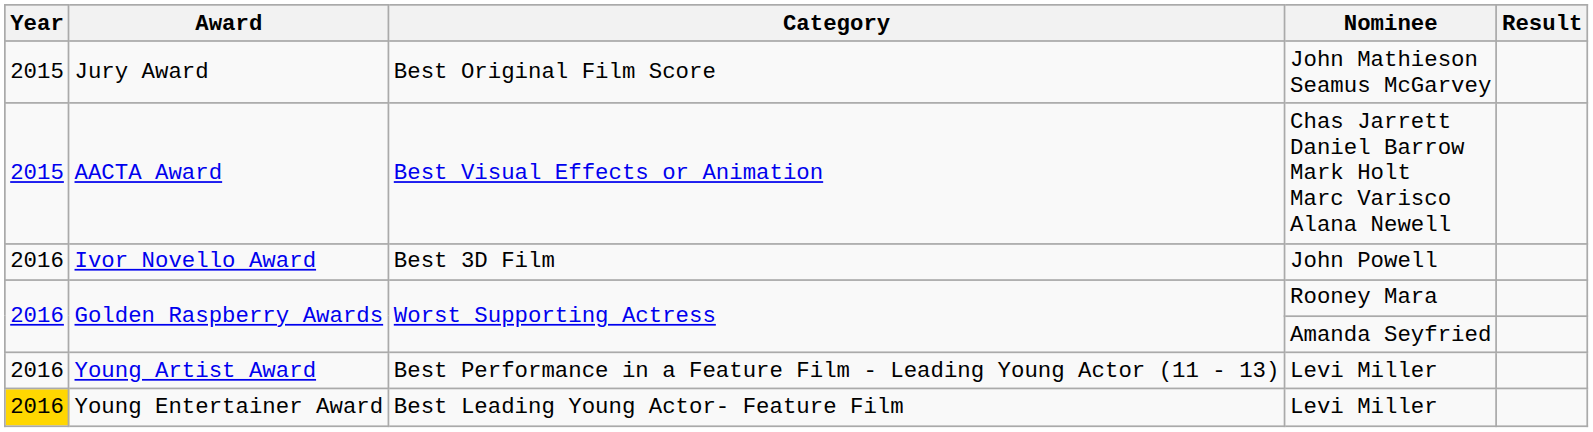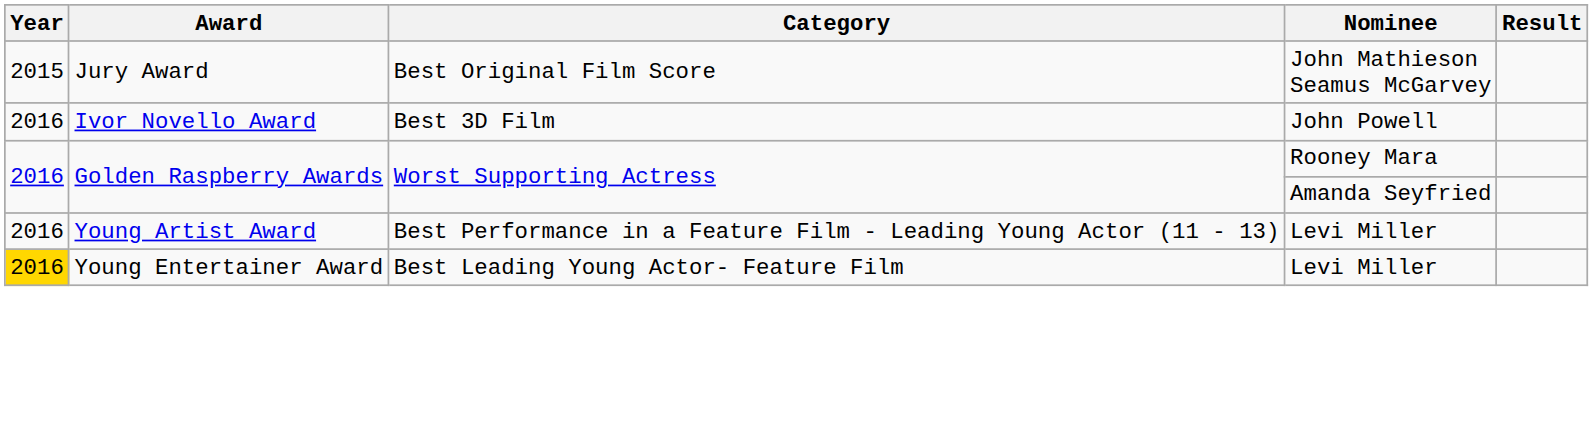- row: (148, 173)
